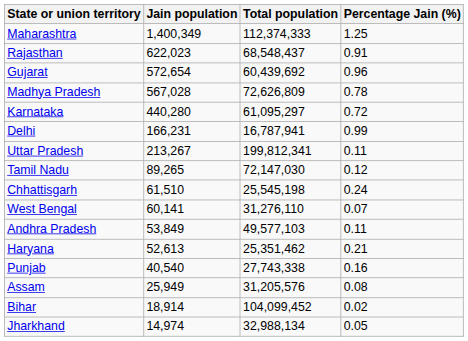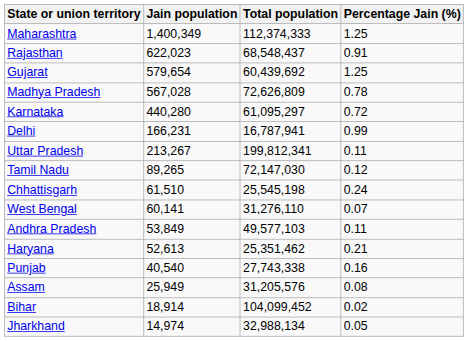(169, 72) 572,654 -> (169, 72) 579,654
(356, 72) 0.96 -> (356, 72) 1.25
